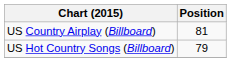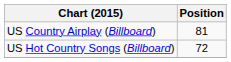(202, 48) 79 -> (202, 48) 72
